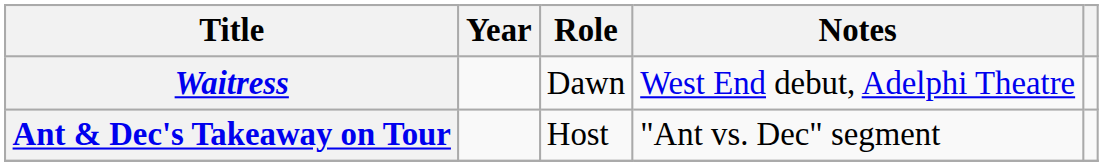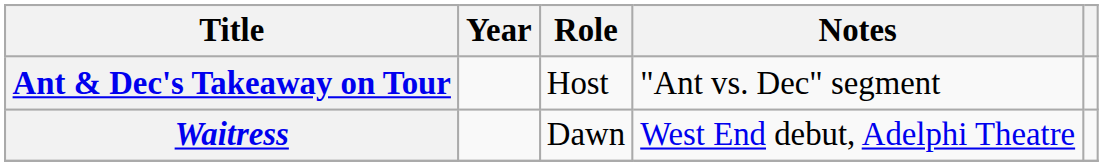rows swapped: (232, 134) <-> (232, 82)
